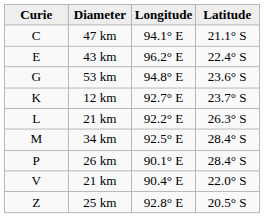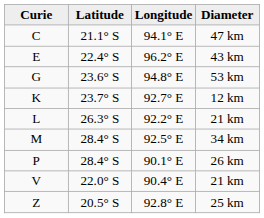columns swapped: (227, 14) <-> (100, 14)
